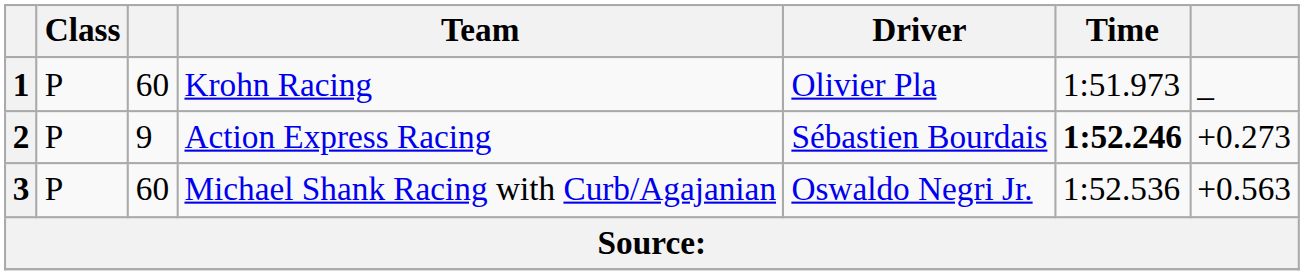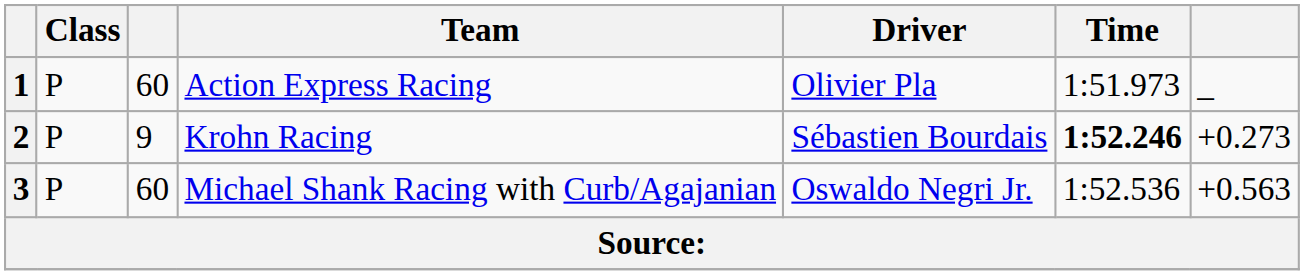(278, 83) Krohn Racing -> (338, 83) Action Express Racing
(338, 136) Action Express Racing -> (278, 136) Krohn Racing
